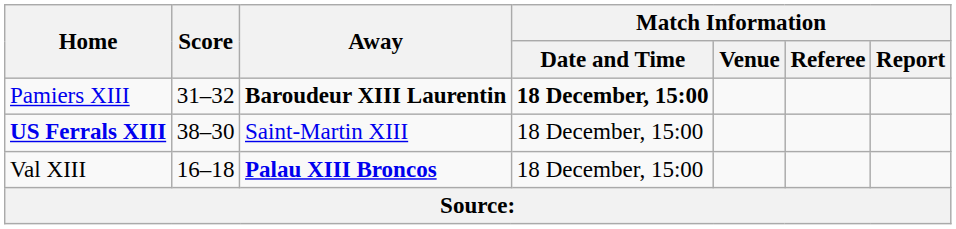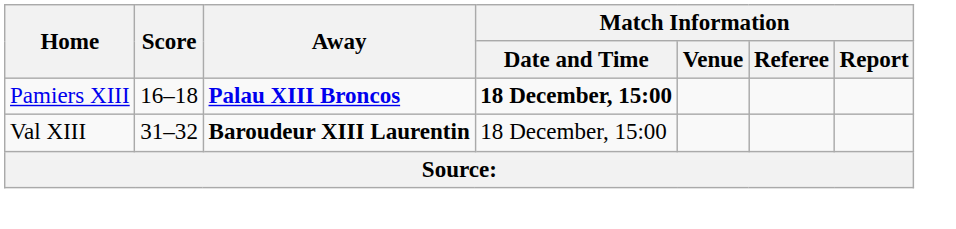(206, 95) 31–32 -> (169, 95) 16–18
(376, 95) Baroudeur XIII Laurentin -> (304, 95) Palau XIII Broncos
- row: (88, 132)
(206, 168) 16–18 -> (169, 132) 31–32
(341, 168) Palau XIII Broncos -> (339, 132) Baroudeur XIII Laurentin
